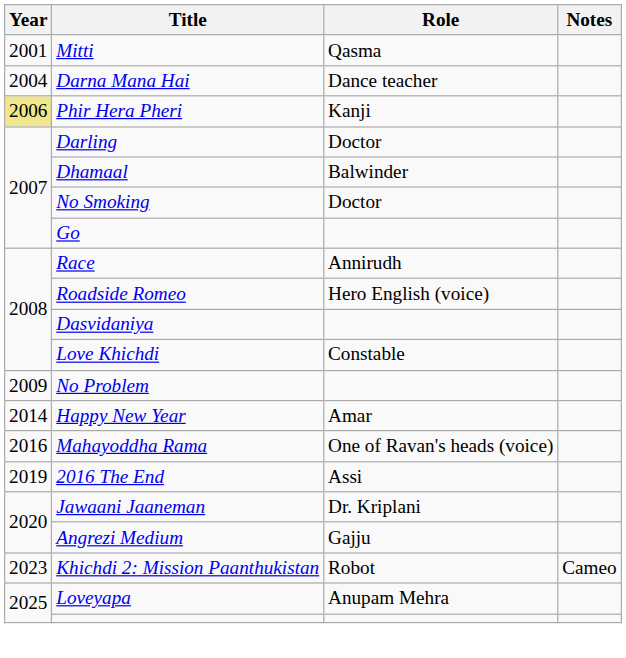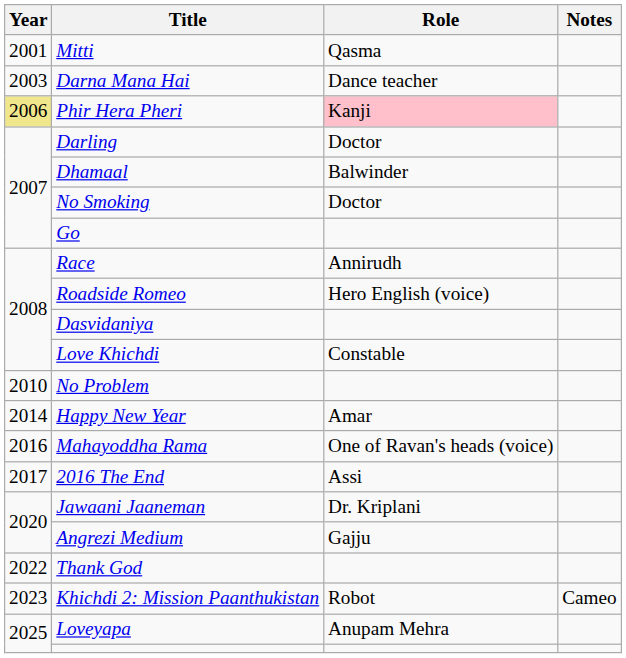(28, 80) 2004 -> (28, 80) 2003
(349, 111) no background -> (349, 111) pink background
(28, 385) 2009 -> (28, 385) 2010
(28, 476) 2019 -> (28, 476) 2017
+ row: (99, 567)
